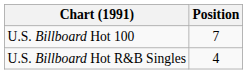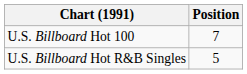(216, 58) 4 -> (216, 58) 5
